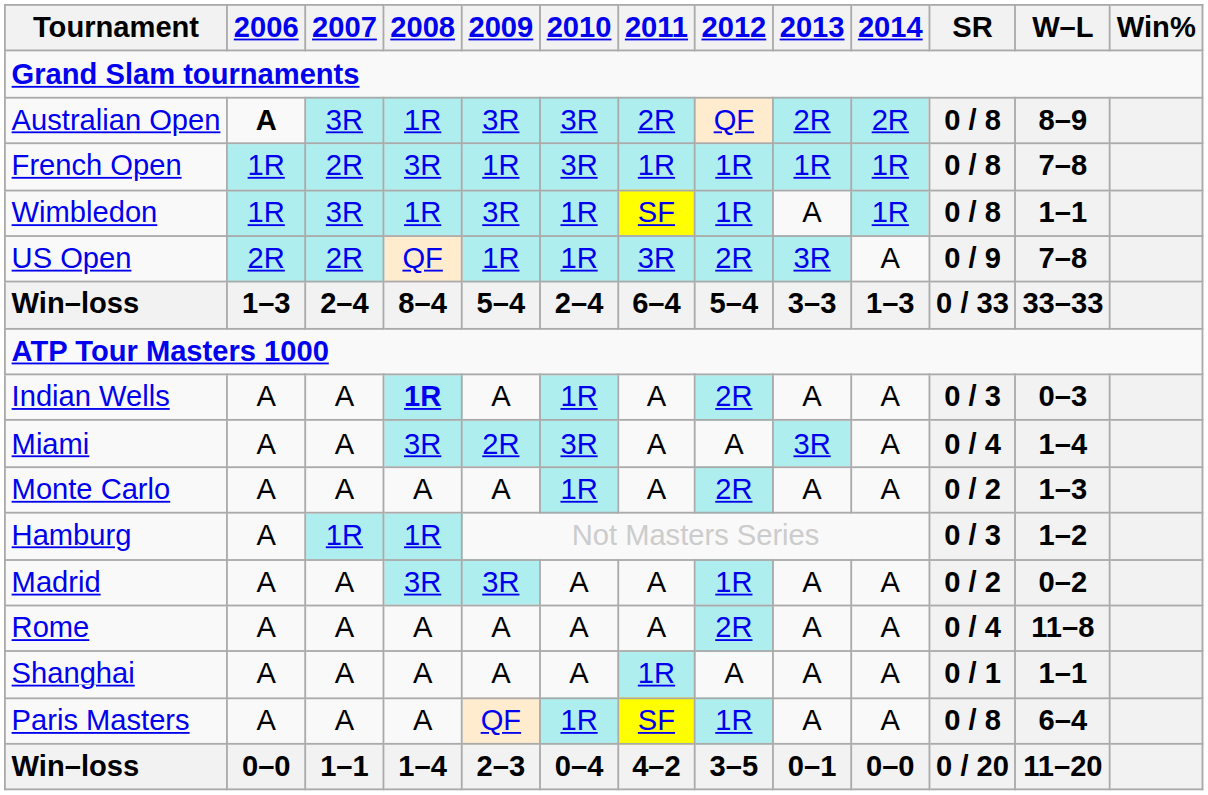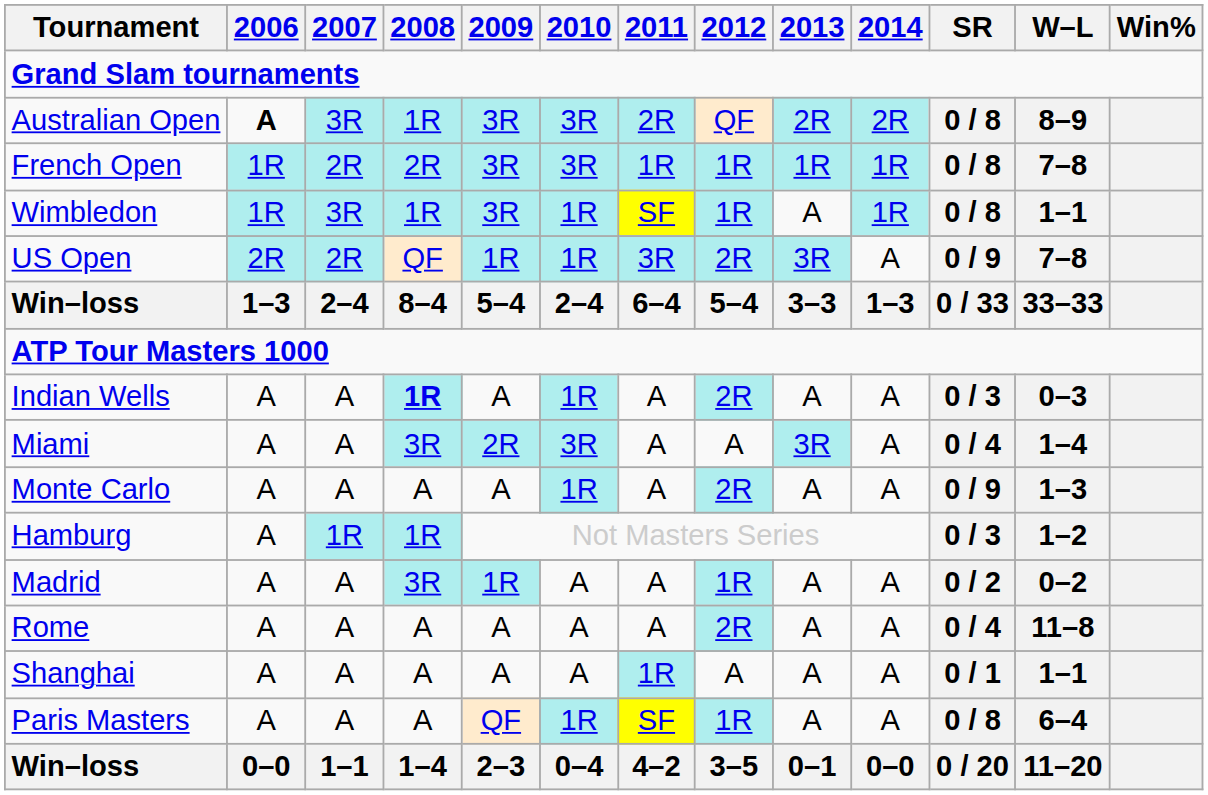(423, 166) 3R -> (423, 166) 2R
(501, 166) 1R -> (501, 166) 3R
(973, 489) 0 / 2 -> (973, 489) 0 / 9
(501, 581) 3R -> (501, 581) 1R
